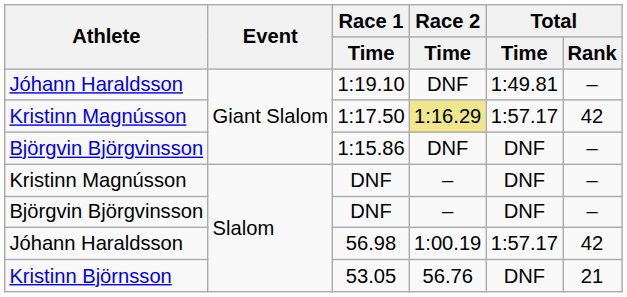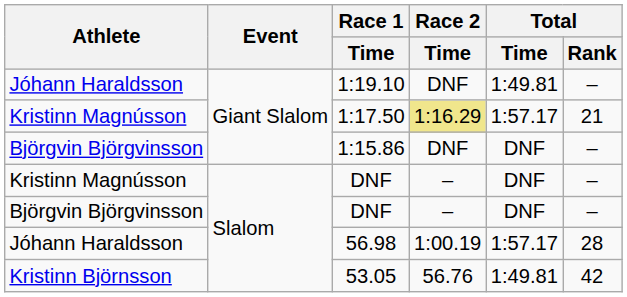(592, 117) 42 -> (592, 117) 21
(592, 244) 42 -> (592, 244) 28
(524, 276) DNF -> (524, 276) 1:49.81
(592, 276) 21 -> (592, 276) 42
